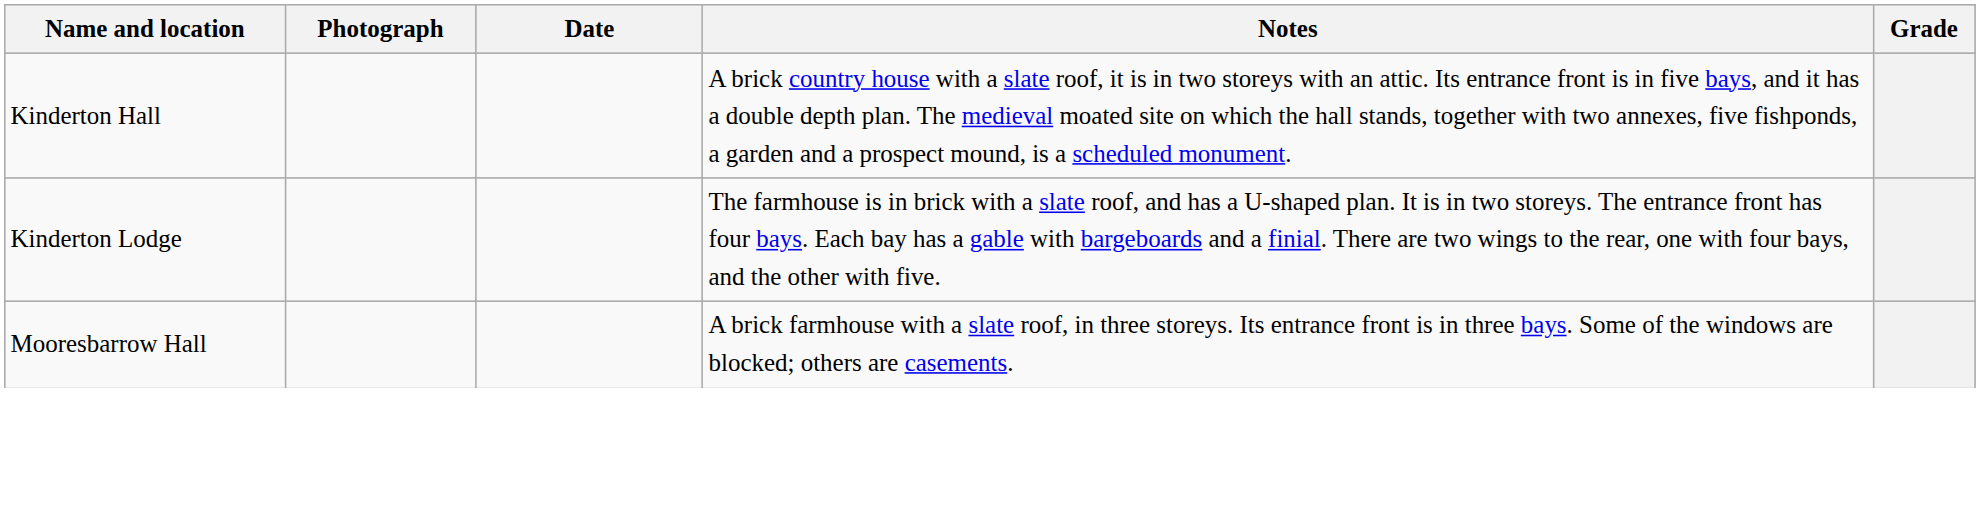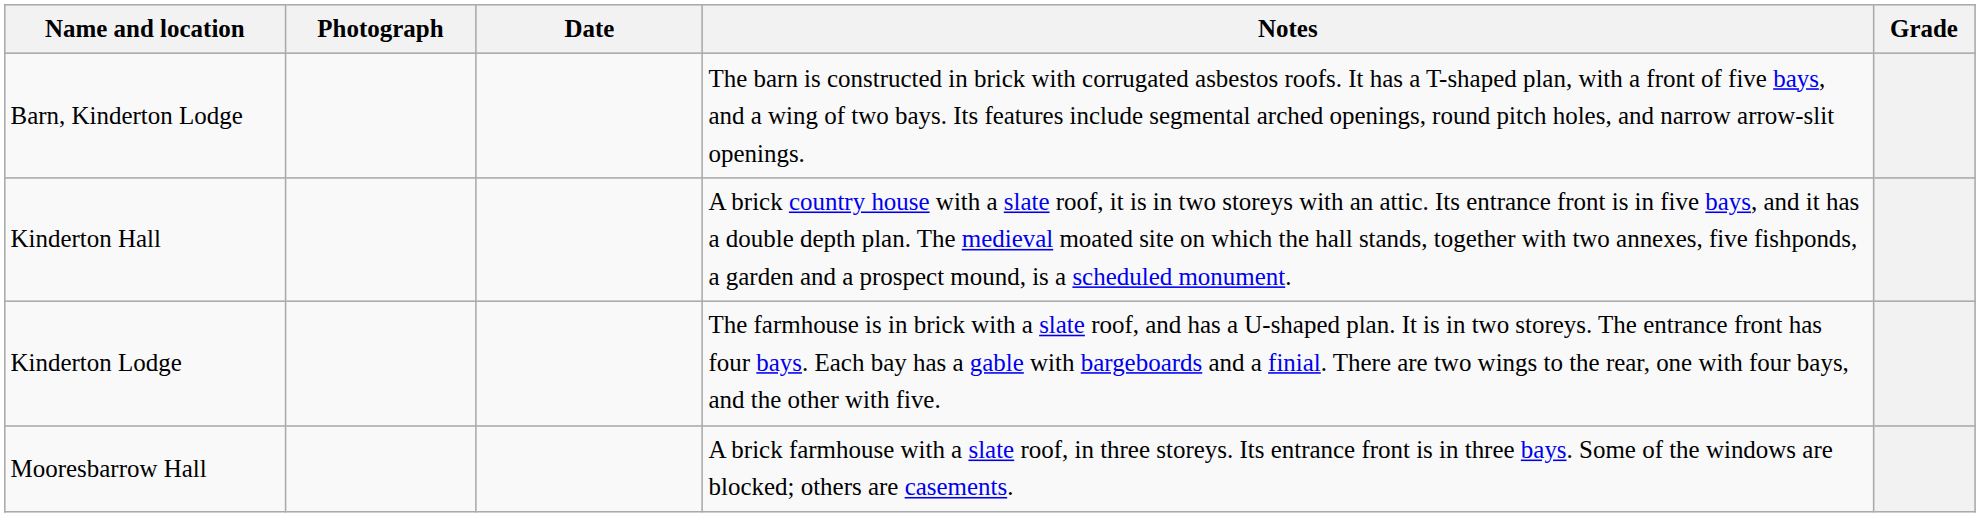+ row: (127, 115)
